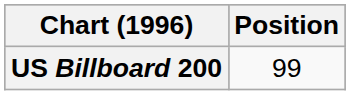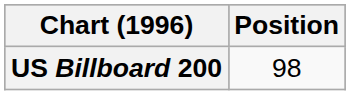(287, 67) 99 -> (287, 67) 98
